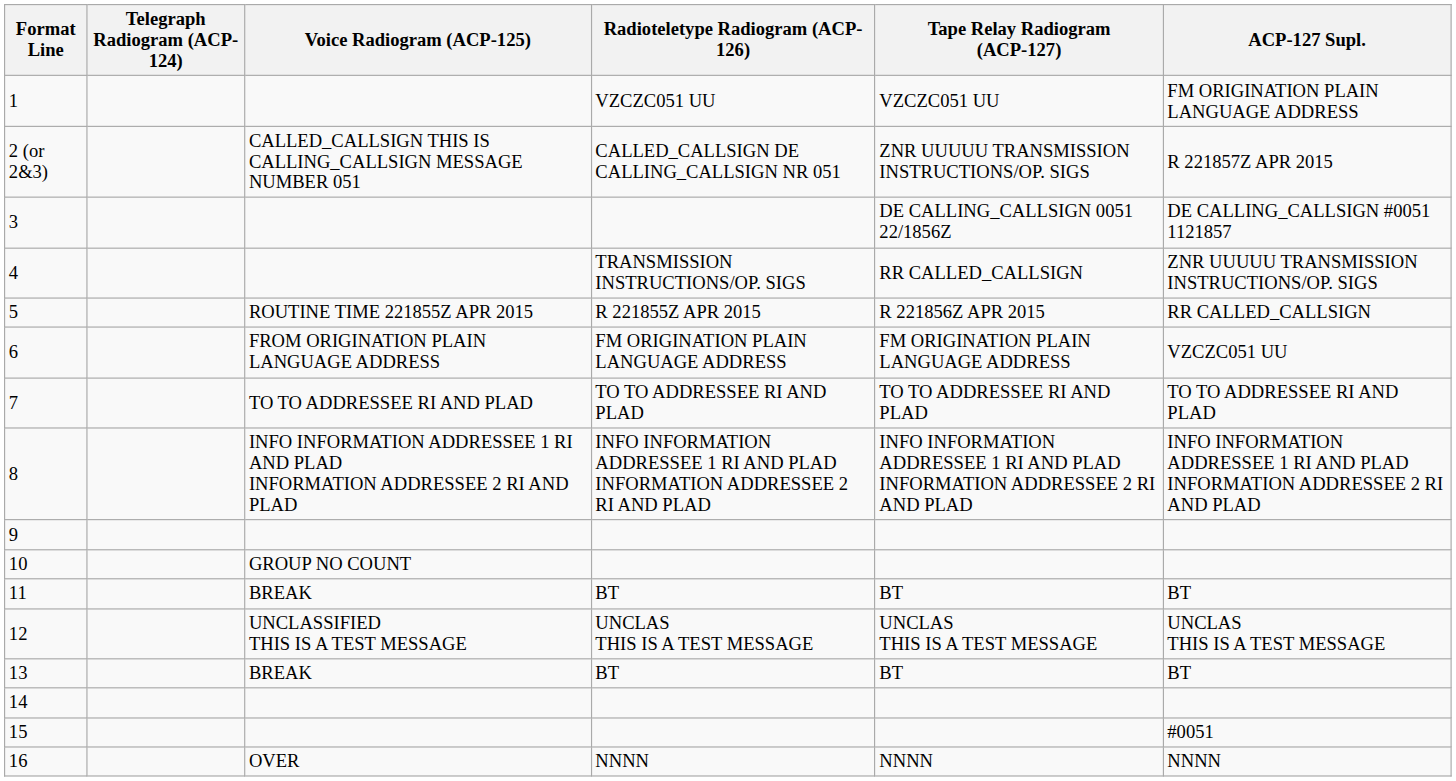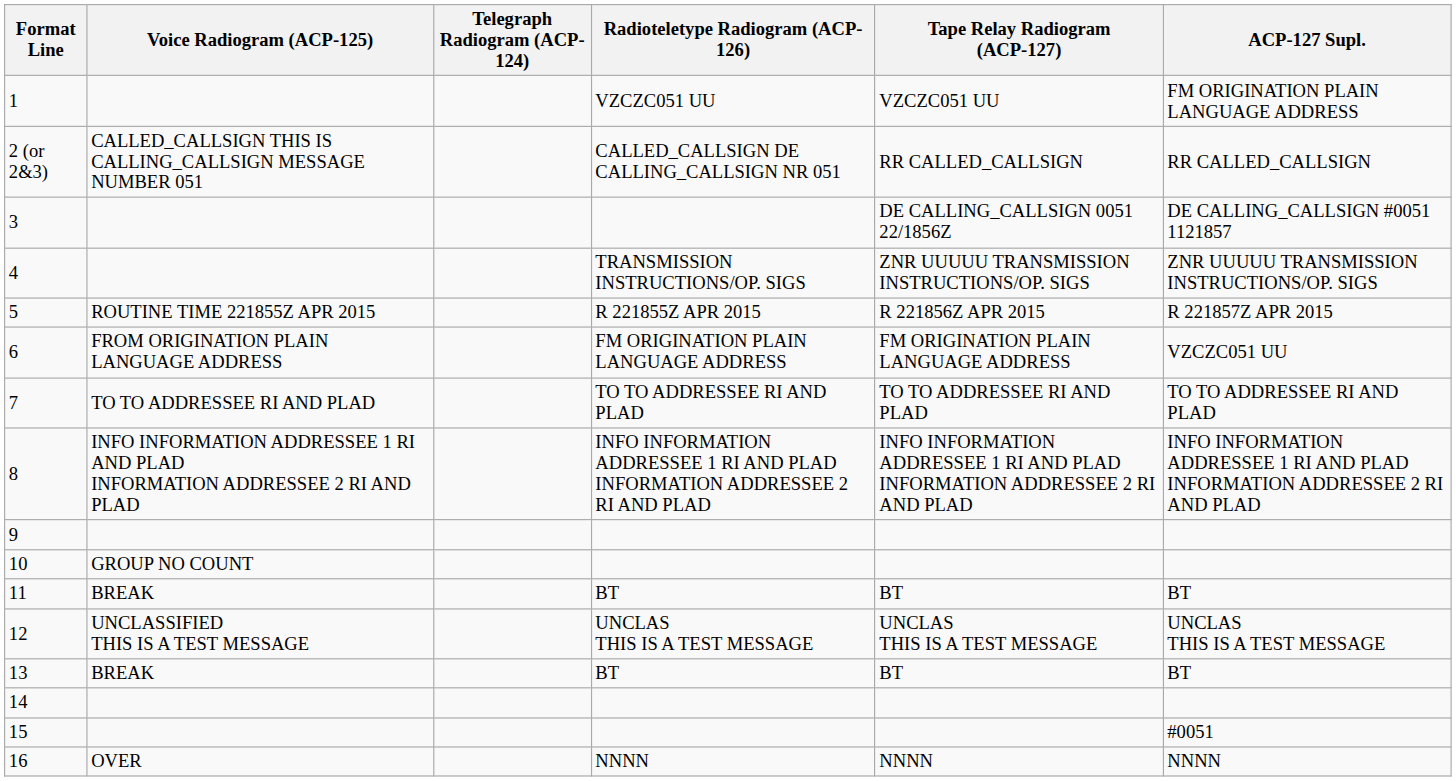columns swapped: (166, 40) <-> (418, 40)
(1004, 161) ZNR UUUUU TRANSMISSION INSTRUCTIONS/OP. SIGS -> (981, 161) RR CALLED_CALLSIGN
(1250, 161) R 221857Z APR 2015 -> (1269, 161) RR CALLED_CALLSIGN
(981, 272) RR CALLED_CALLSIGN -> (1004, 272) ZNR UUUUU TRANSMISSION INSTRUCTIONS/OP. SIGS
(1269, 312) RR CALLED_CALLSIGN -> (1250, 312) R 221857Z APR 2015
